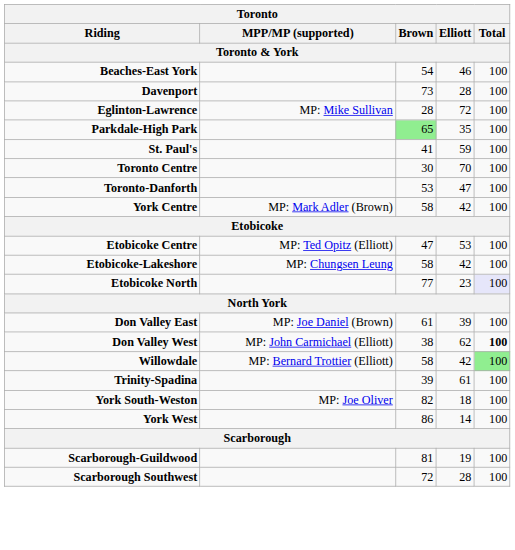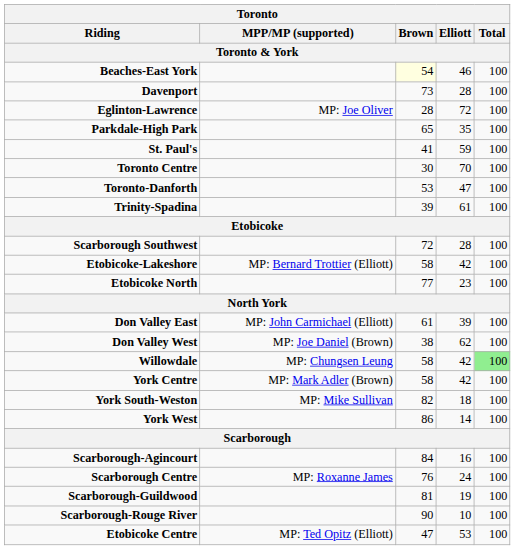(427, 71) no background -> (427, 71) lightyellow background
(346, 110) MP: Mike Sullivan -> (356, 110) MP: Joe Oliver
(427, 129) lightgreen background -> (427, 129) no background
rows swapped: (156, 380) <-> (165, 206)
rows swapped: (152, 245) <-> (135, 476)
(339, 264) MP: Chungsen Leung -> (321, 264) MP: Bernard Trottier (Elliott)
(498, 284) lavender background -> (498, 284) no background
(333, 322) MP: Joe Daniel (Brown) -> (319, 322) MP: John Carmichael (Elliott)
(319, 341) MP: John Carmichael (Elliott) -> (333, 341) MP: Joe Daniel (Brown)
(498, 341) bold -> (498, 341) normal
(321, 361) MP: Bernard Trottier (Elliott) -> (339, 361) MP: Chungsen Leung
(356, 399) MP: Joe Oliver -> (346, 399) MP: Mike Sullivan
+ row: (135, 457)
+ row: (144, 476)
+ row: (129, 515)
